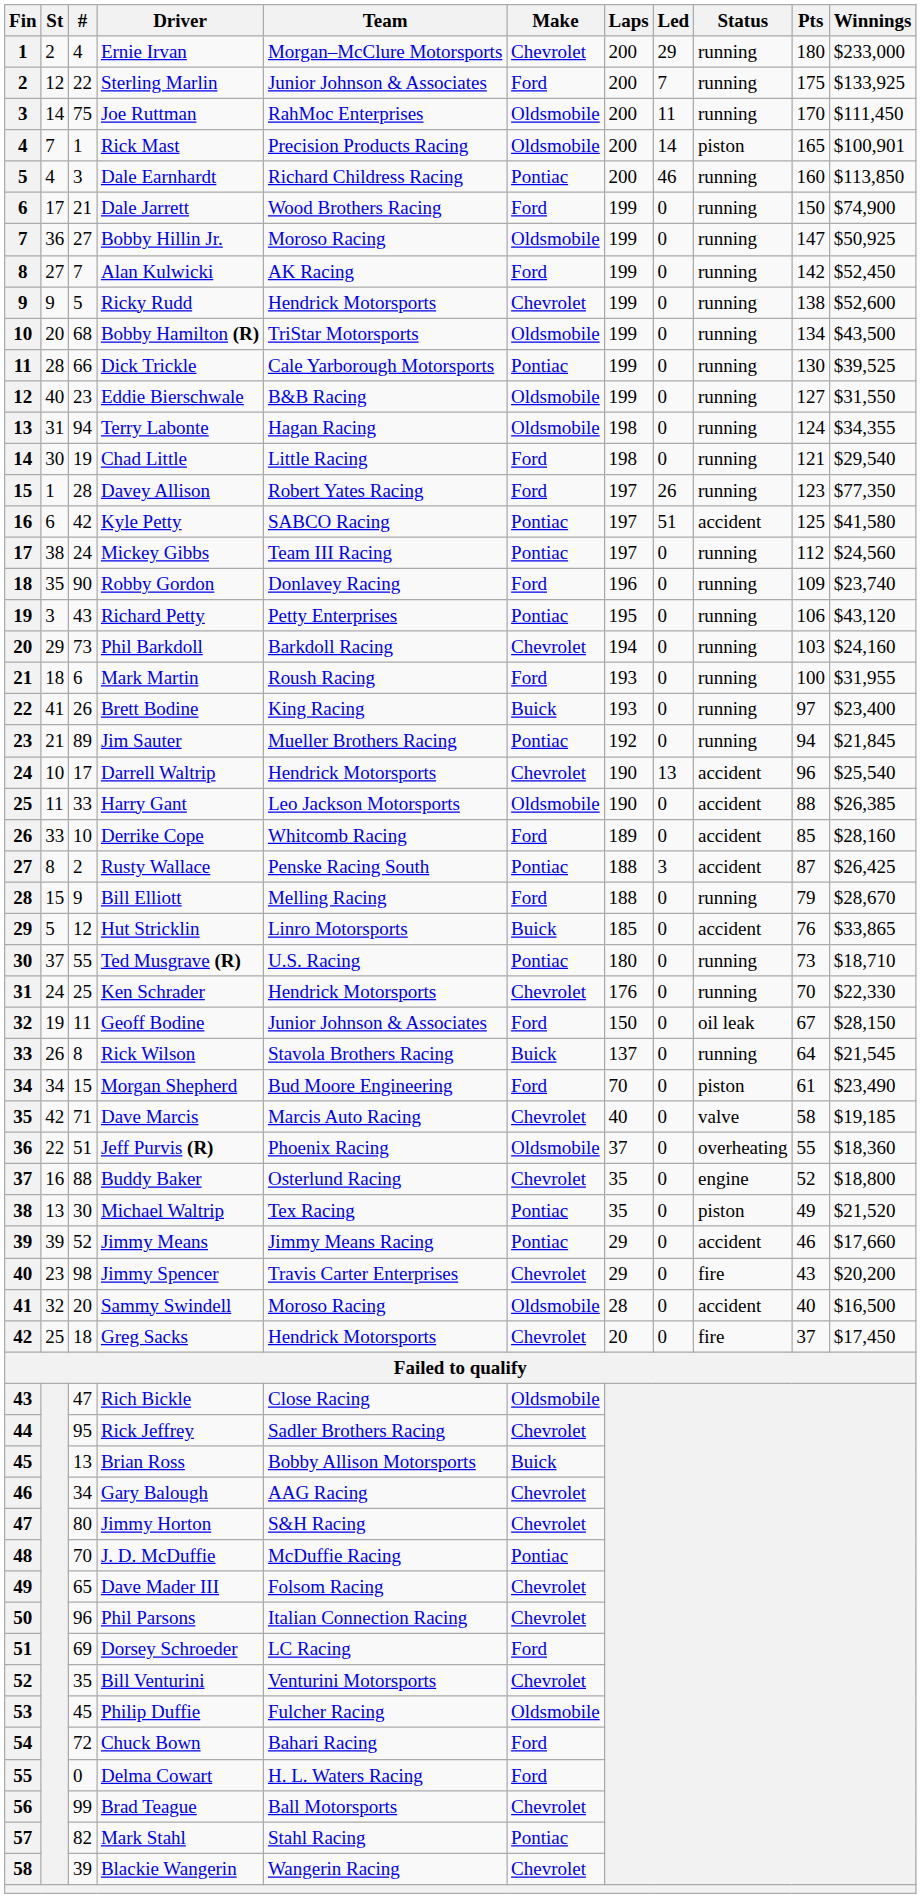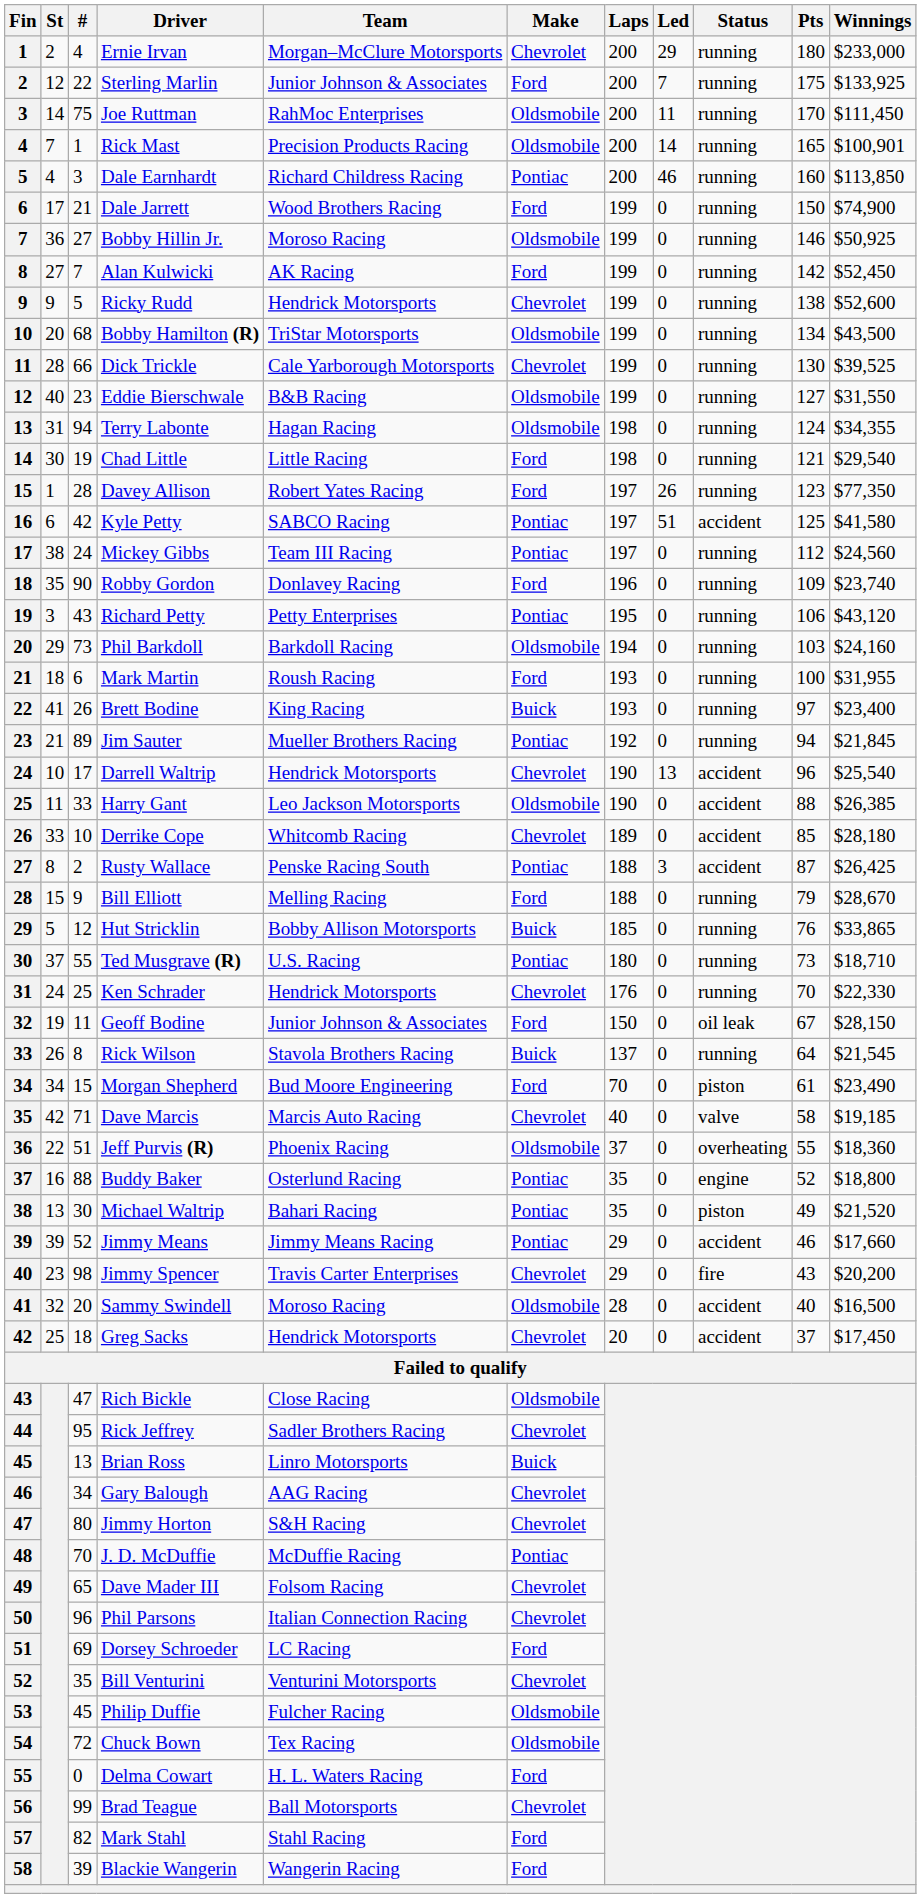(721, 145) piston -> (727, 145) running
(811, 239) 147 -> (811, 239) 146
(540, 364) Pontiac -> (549, 364) Chevrolet
(549, 646) Chevrolet -> (555, 646) Oldsmobile
(529, 834) Ford -> (549, 834) Chevrolet
(865, 834) $28,160 -> (865, 834) $28,180
(338, 928) Linro Motorsports -> (372, 928) Bobby Allison Motorsports
(730, 928) accident -> (727, 928) running
(549, 1179) Chevrolet -> (540, 1179) Pontiac
(311, 1210) Tex Racing -> (323, 1210) Bahari Racing
(711, 1336) fire -> (730, 1336) accident
(372, 1461) Bobby Allison Motorsports -> (338, 1461) Linro Motorsports
(323, 1743) Bahari Racing -> (311, 1743) Tex Racing
(529, 1743) Ford -> (555, 1743) Oldsmobile
(540, 1837) Pontiac -> (529, 1837) Ford
(549, 1868) Chevrolet -> (529, 1868) Ford
